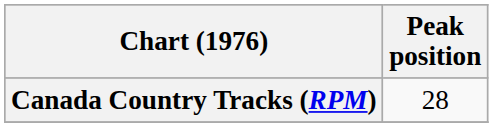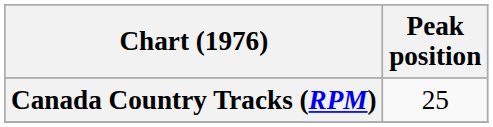(435, 99) 28 -> (435, 99) 25
